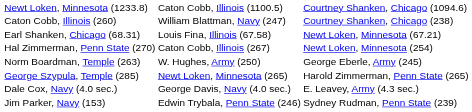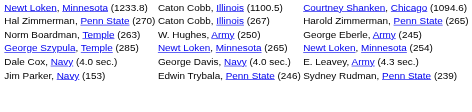- row: (60, 21)
- row: (72, 34)
(368, 48) Newt Loken, Minnesota (254) -> (386, 21) Harold Zimmerman, Penn State (265)
(386, 75) Harold Zimmerman, Penn State (265) -> (368, 48) Newt Loken, Minnesota (254)
